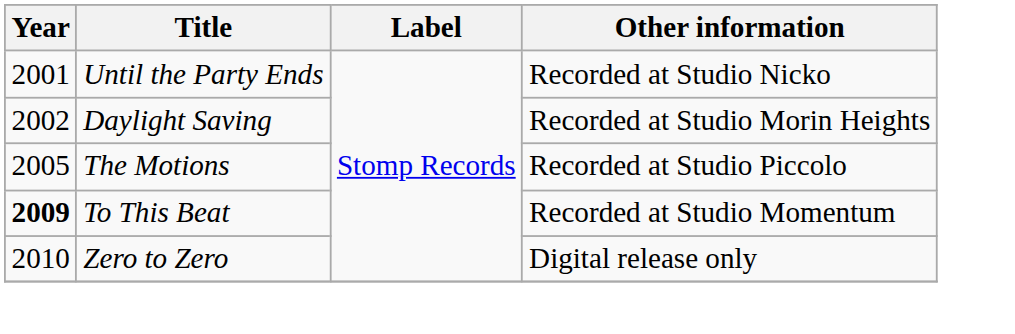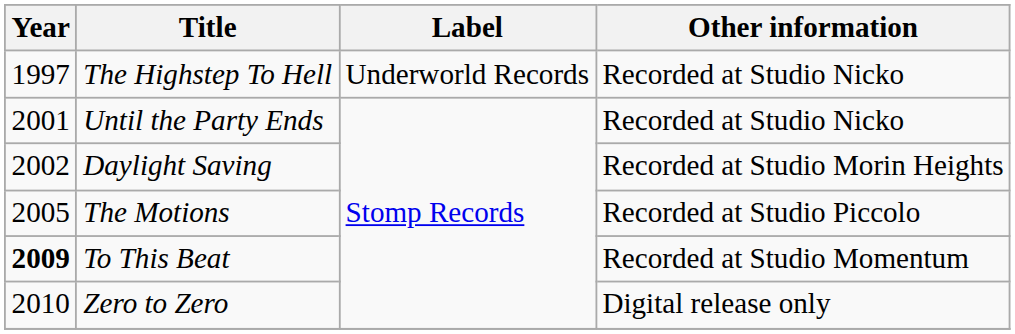+ row: (208, 73)
